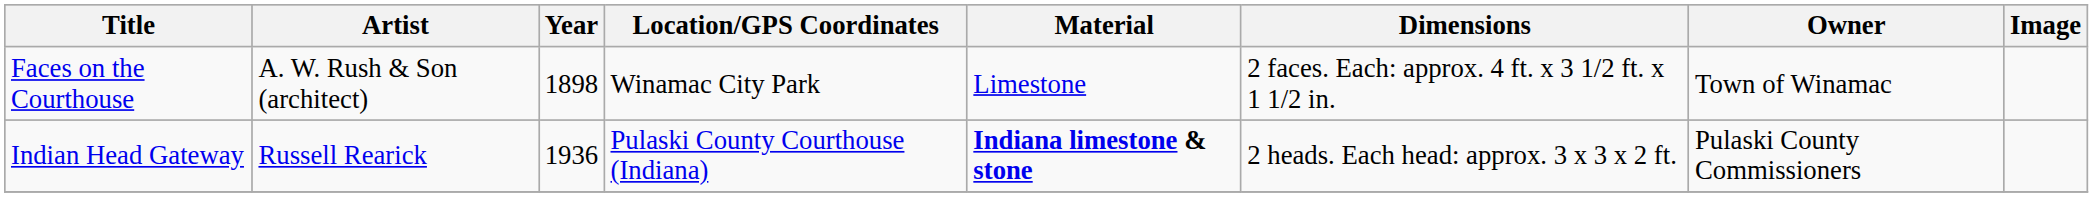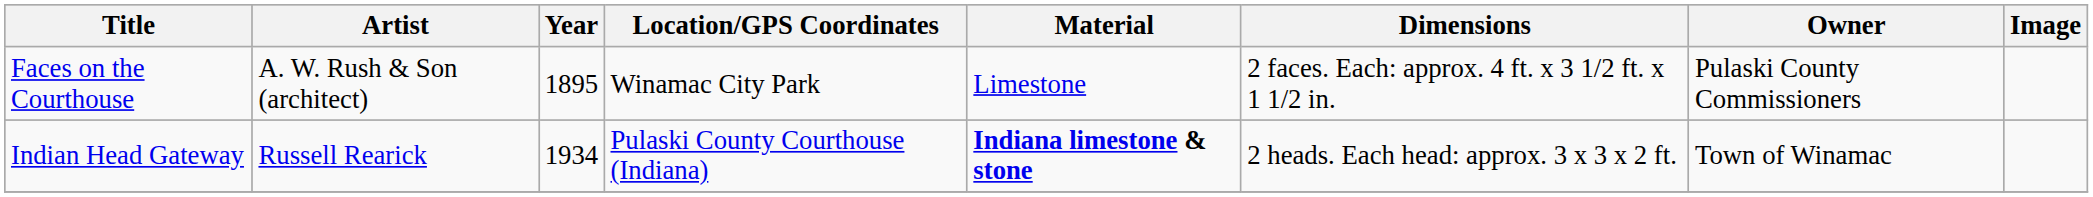(571, 83) 1898 -> (571, 83) 1895
(1793, 83) Town of Winamac -> (1778, 83) Pulaski County Commissioners
(571, 155) 1936 -> (571, 155) 1934
(1778, 155) Pulaski County Commissioners -> (1793, 155) Town of Winamac
